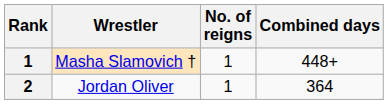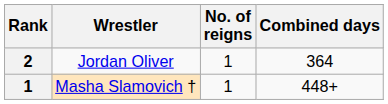rows swapped: (126, 61) <-> (126, 86)
